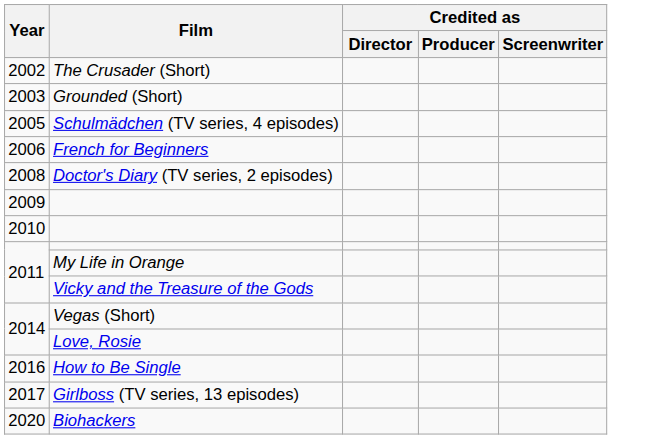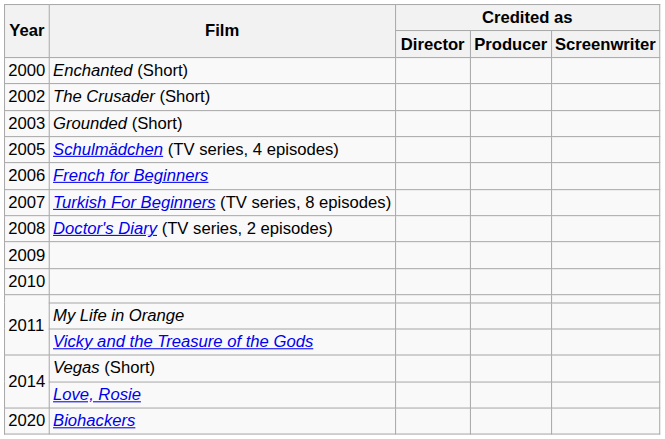+ row: (27, 70)
+ row: (27, 202)
- row: (27, 368)
- row: (27, 394)
